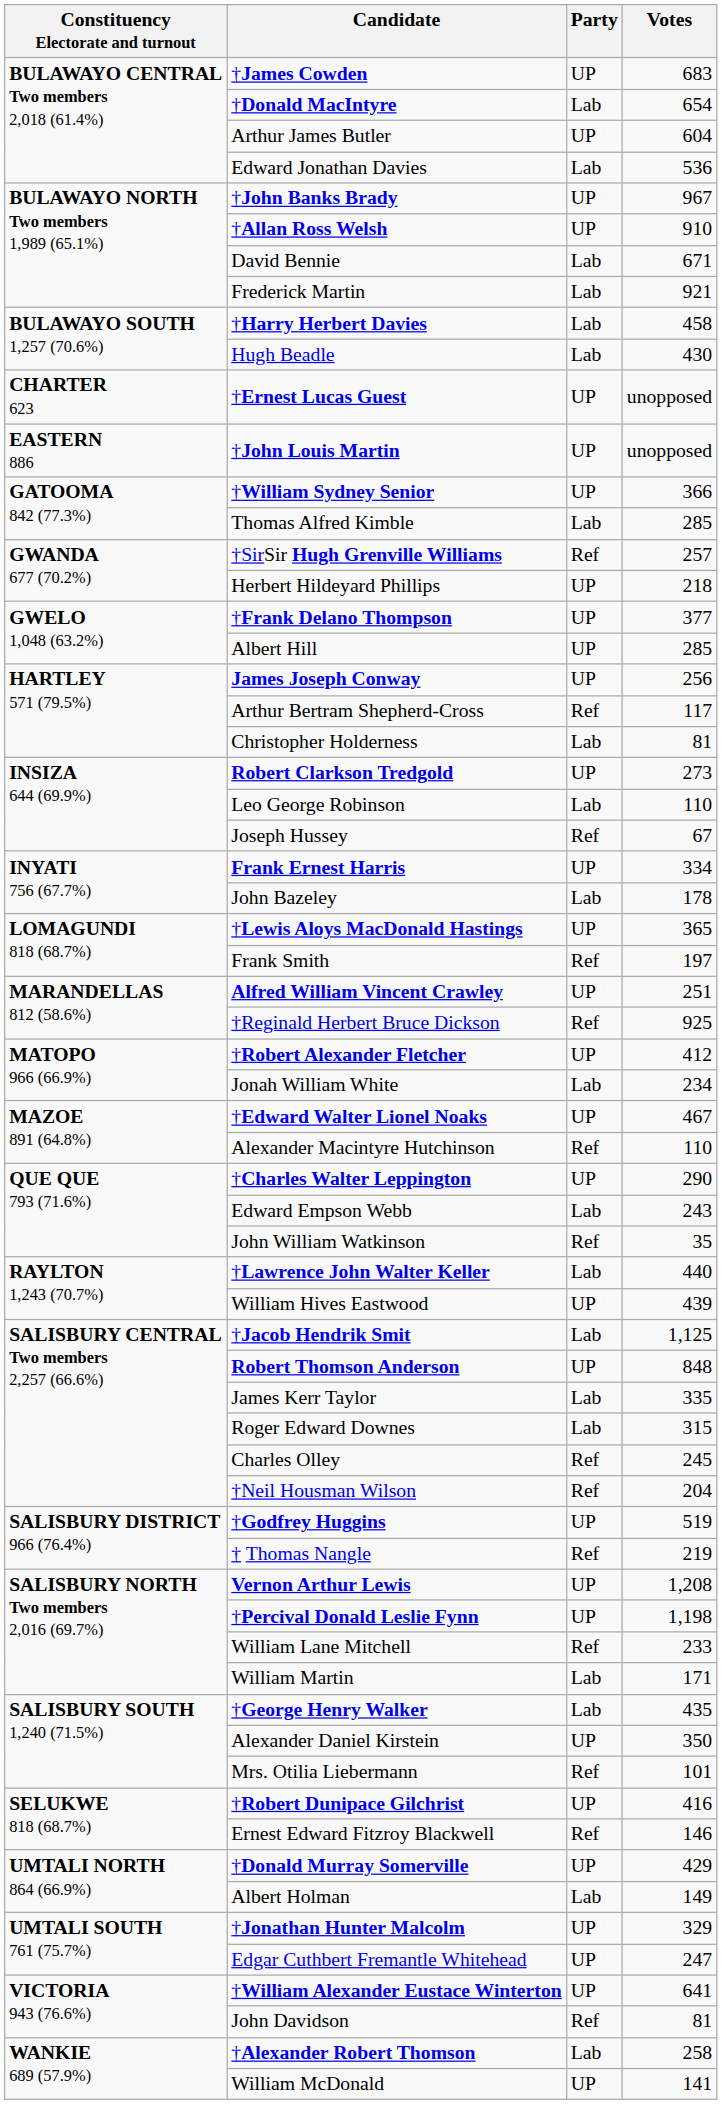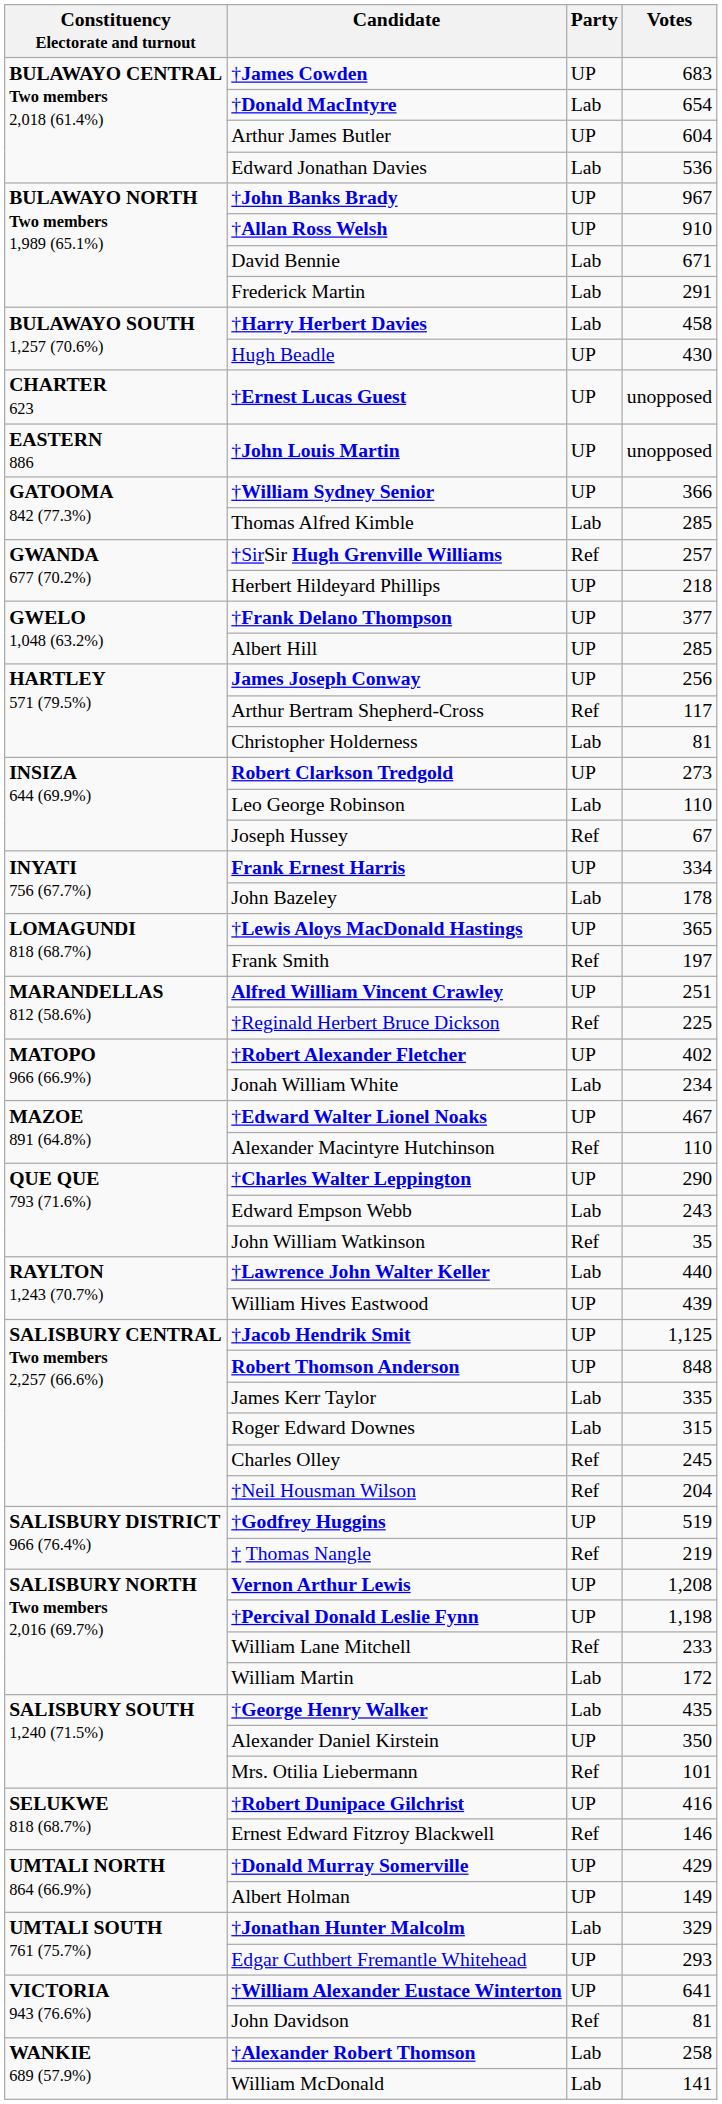(697, 291) 921 -> (697, 291) 291
(586, 354) Lab -> (583, 354) UP
(697, 1022) 925 -> (697, 1022) 225
(697, 1054) 412 -> (697, 1054) 402
(586, 1334) Lab -> (583, 1334) UP
(697, 1678) 171 -> (697, 1678) 172
(586, 1896) Lab -> (583, 1896) UP
(583, 1927) UP -> (586, 1927) Lab
(697, 1959) 247 -> (697, 1959) 293
(583, 2084) UP -> (586, 2084) Lab
